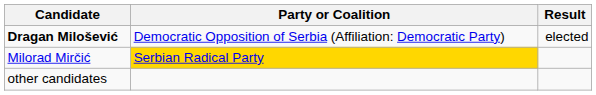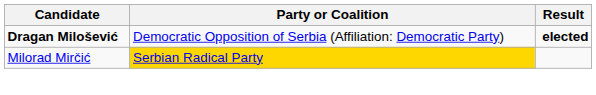(567, 36) normal -> (565, 36) bold
- row: (57, 79)
